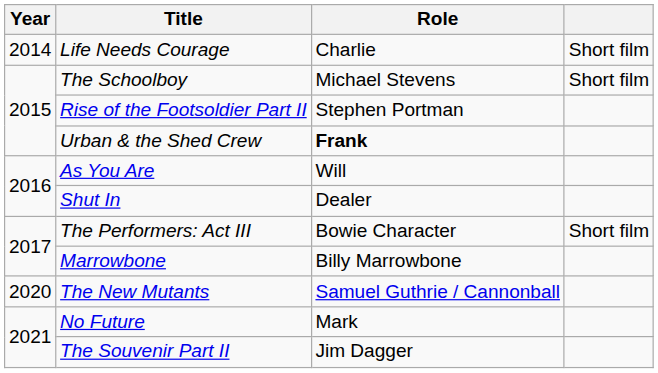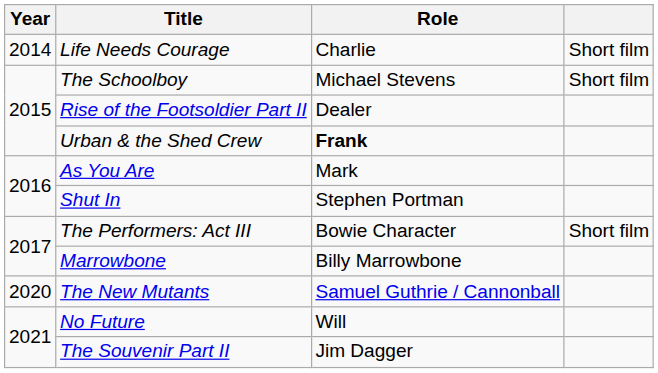(390, 110) Stephen Portman -> (344, 110) Dealer
(331, 170) Will -> (337, 170) Mark
(344, 200) Dealer -> (390, 200) Stephen Portman
(337, 321) Mark -> (331, 321) Will
